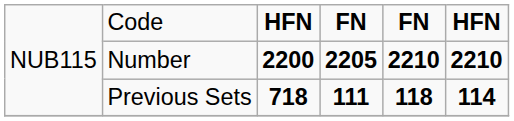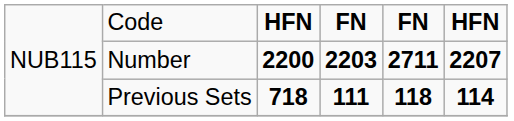(351, 60) 2205 -> (351, 60) 2203
(414, 60) 2210 -> (413, 60) 2711
(477, 60) 2210 -> (475, 60) 2207
